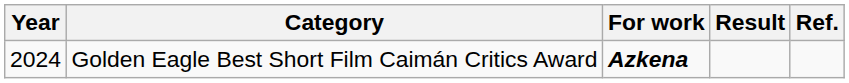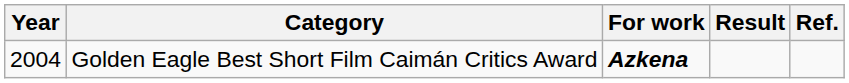(35, 58) 2024 -> (35, 58) 2004
